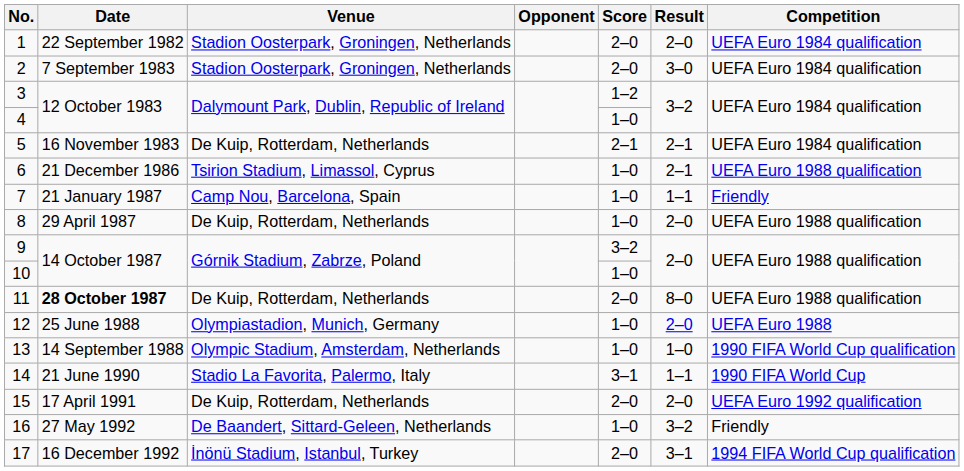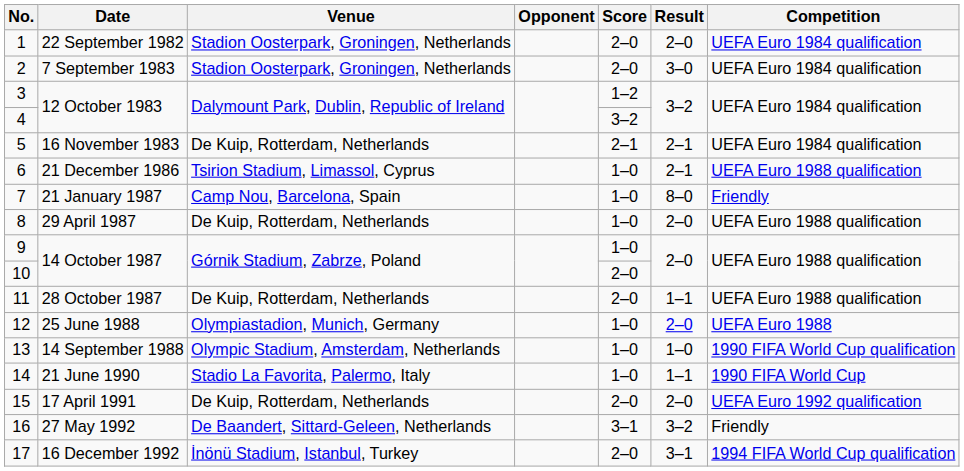(625, 119) 1–0 -> (625, 119) 3–2
(679, 196) 1–1 -> (679, 196) 8–0
(625, 247) 3–2 -> (625, 247) 1–0
(625, 273) 1–0 -> (625, 273) 2–0
(104, 299) bold -> (102, 299) normal
(679, 299) 8–0 -> (679, 299) 1–1
(625, 376) 3–1 -> (625, 376) 1–0
(625, 427) 1–0 -> (625, 427) 3–1
